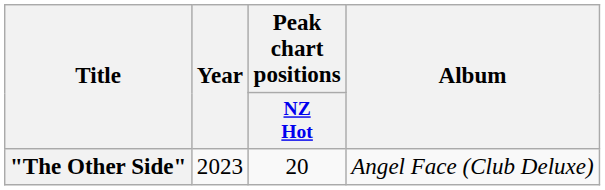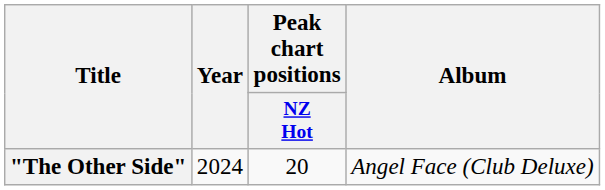(220, 166) 2023 -> (220, 166) 2024
